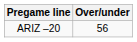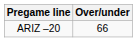(102, 28) 56 -> (102, 28) 66
